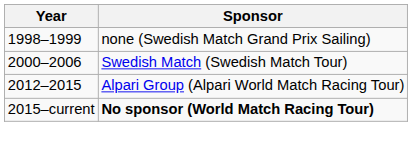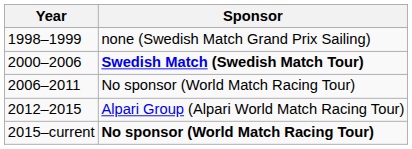(224, 62) normal -> (233, 62) bold
+ row: (44, 86)
